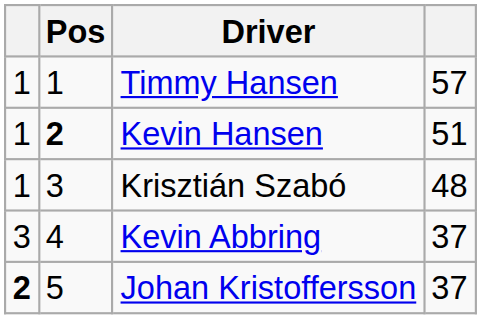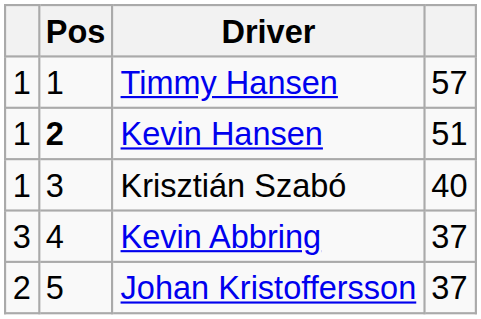(449, 185) 48 -> (449, 185) 40
(22, 288) bold -> (22, 288) normal
